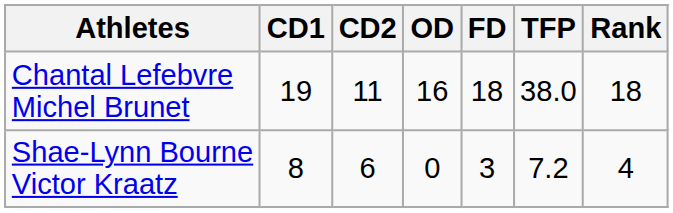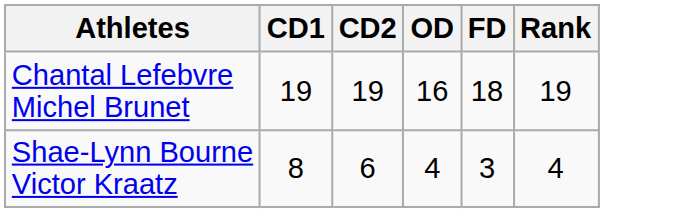- column: (548, 28)
(368, 90) 11 -> (368, 90) 19
(626, 90) 18 -> (556, 90) 19
(432, 169) 0 -> (432, 169) 4
